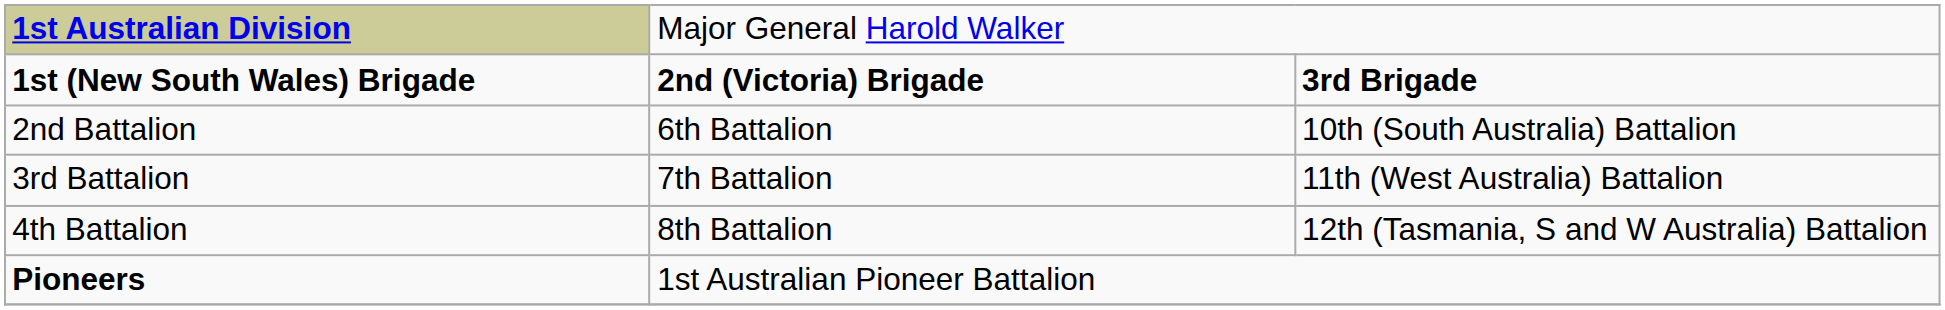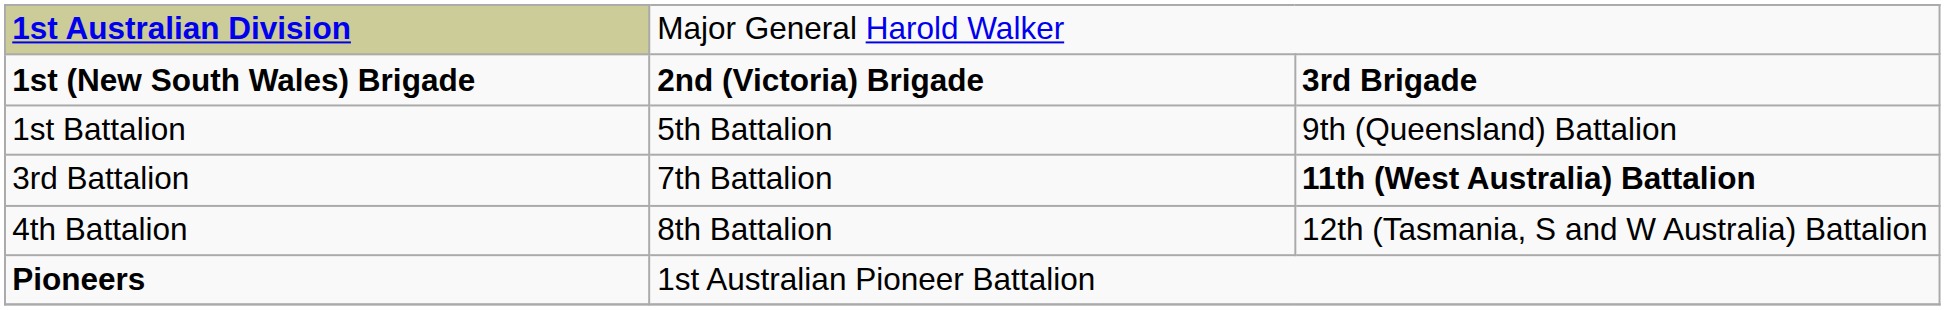+ row: (99, 129)
- row: (104, 129)
(1513, 179) normal -> (1529, 179) bold
